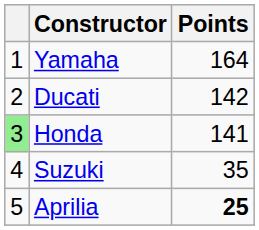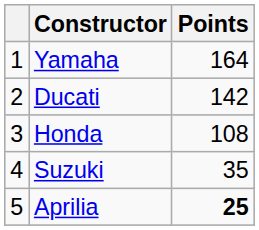(17, 134) lightgreen background -> (17, 134) no background
(229, 134) 141 -> (229, 134) 108
